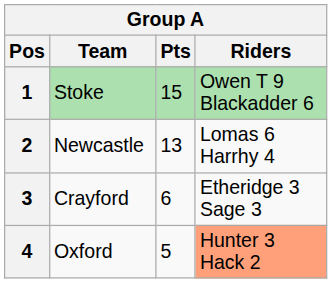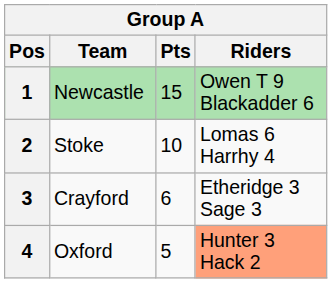(79, 92) Stoke -> (99, 92) Newcastle
(99, 145) Newcastle -> (79, 145) Stoke
(171, 145) 13 -> (171, 145) 10
